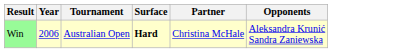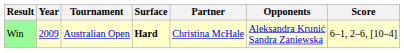+ column: (363, 12)
(49, 34) 2006 -> (49, 34) 2009
